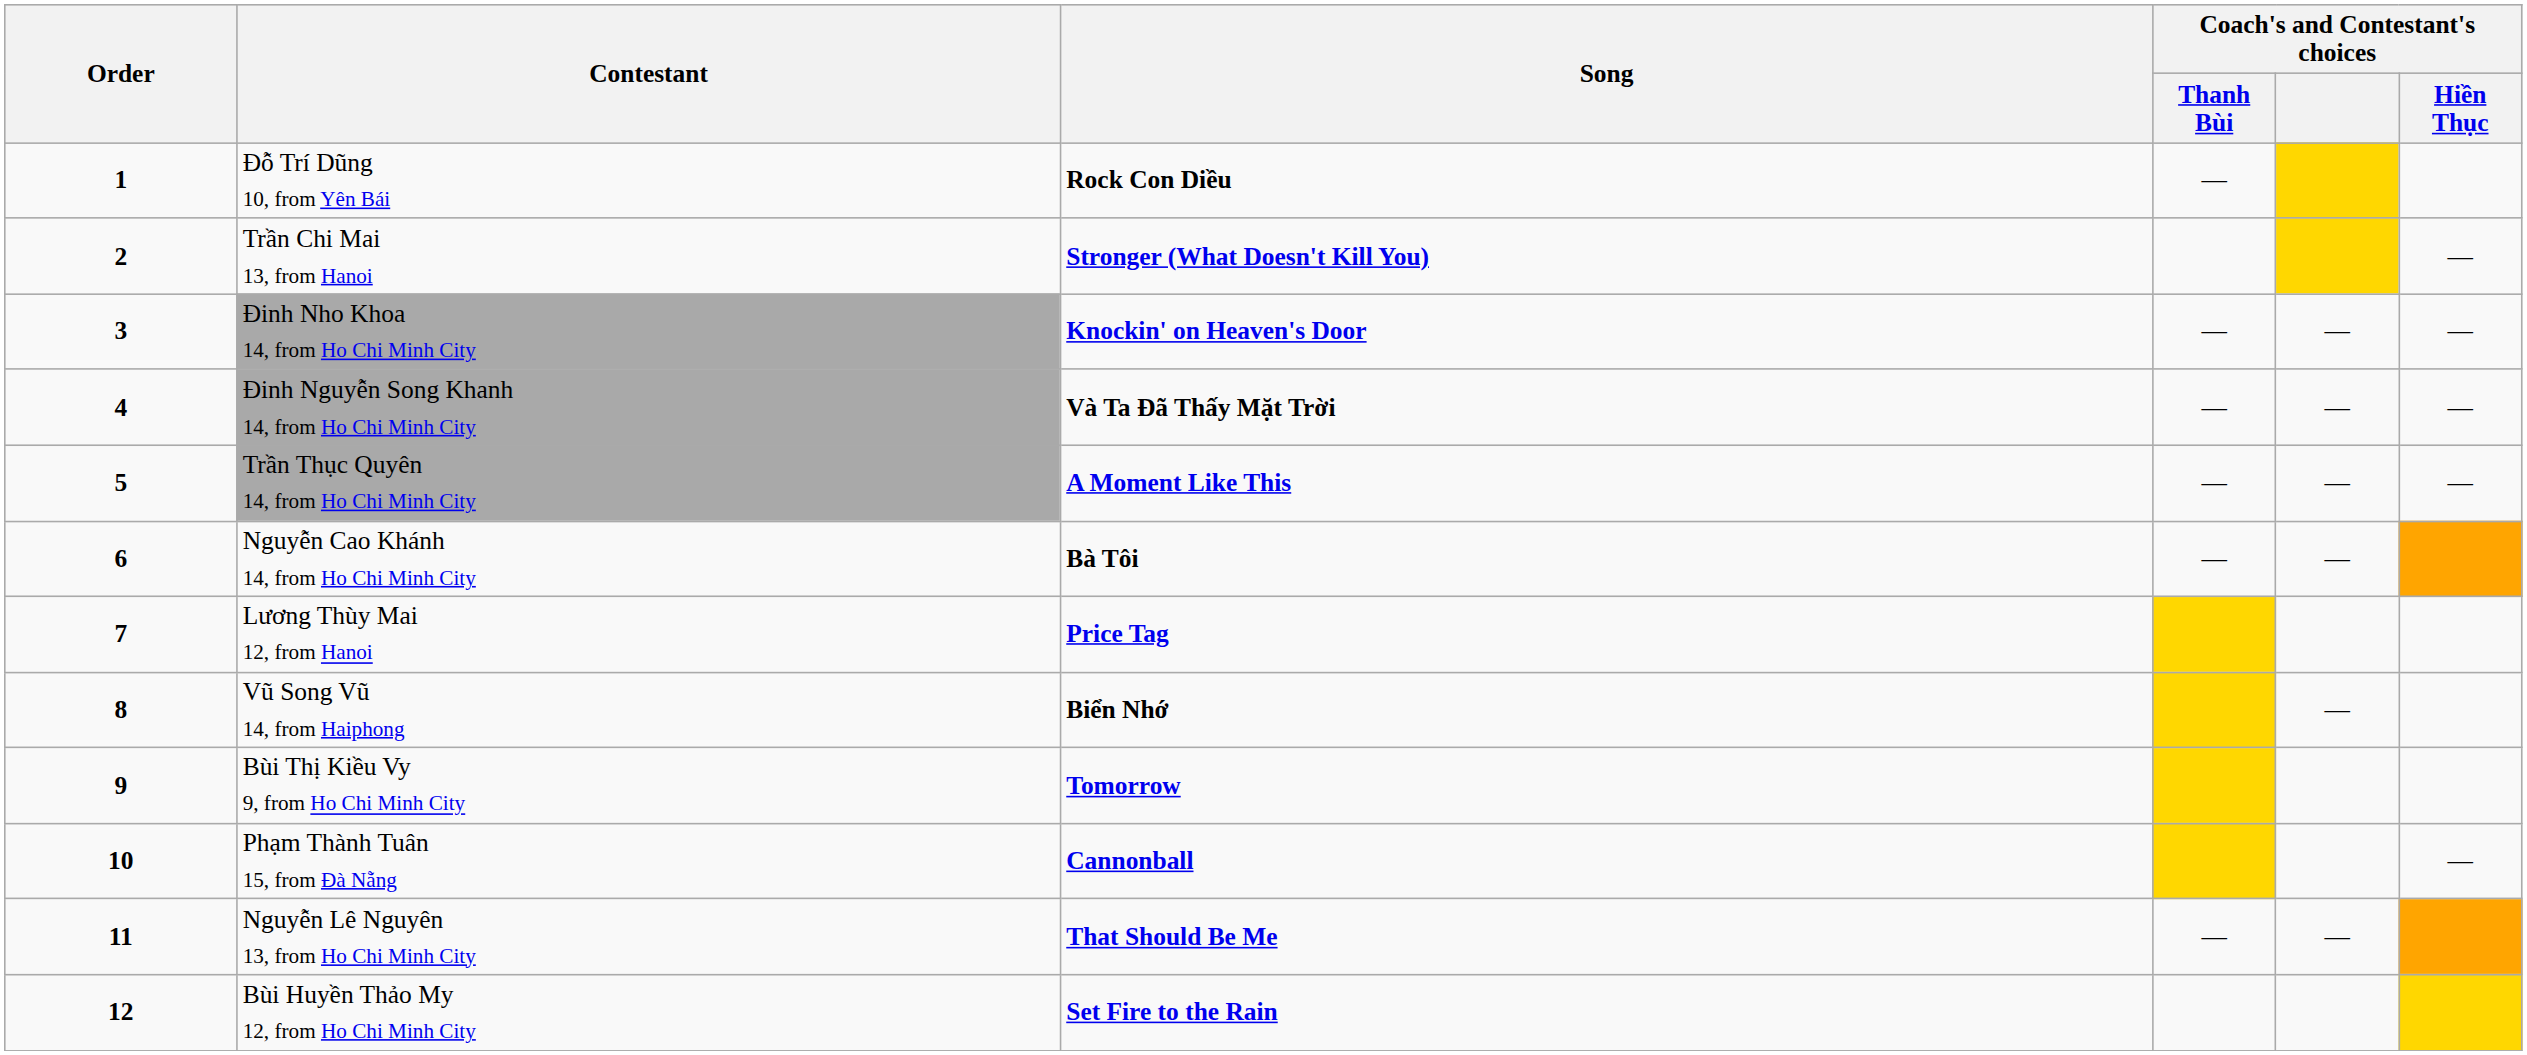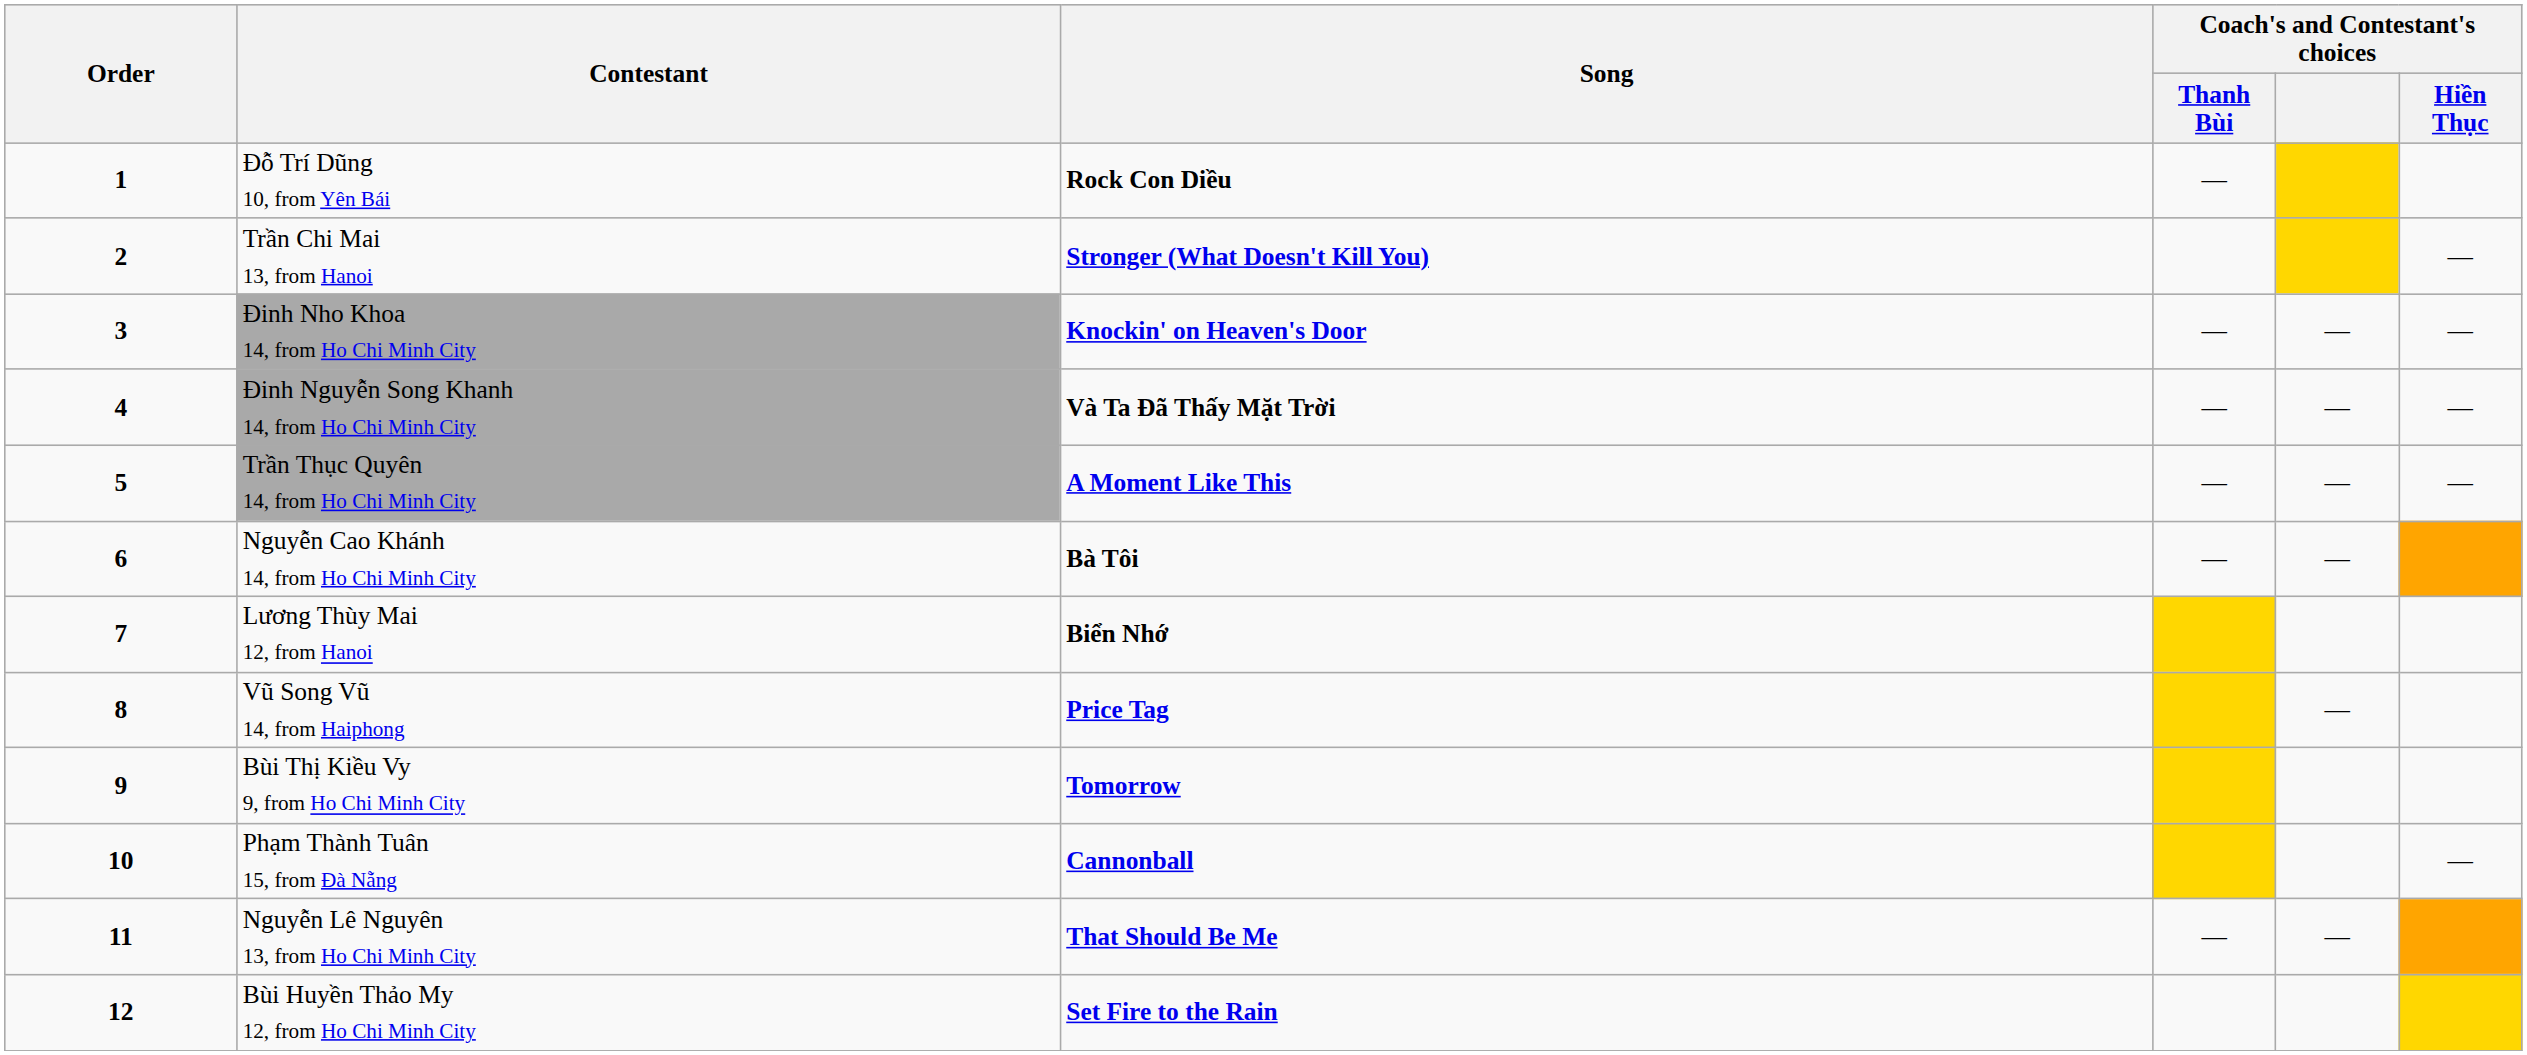(1117, 633) Price Tag -> (1117, 633) Biển Nhớ
(1117, 709) Biển Nhớ -> (1117, 709) Price Tag
